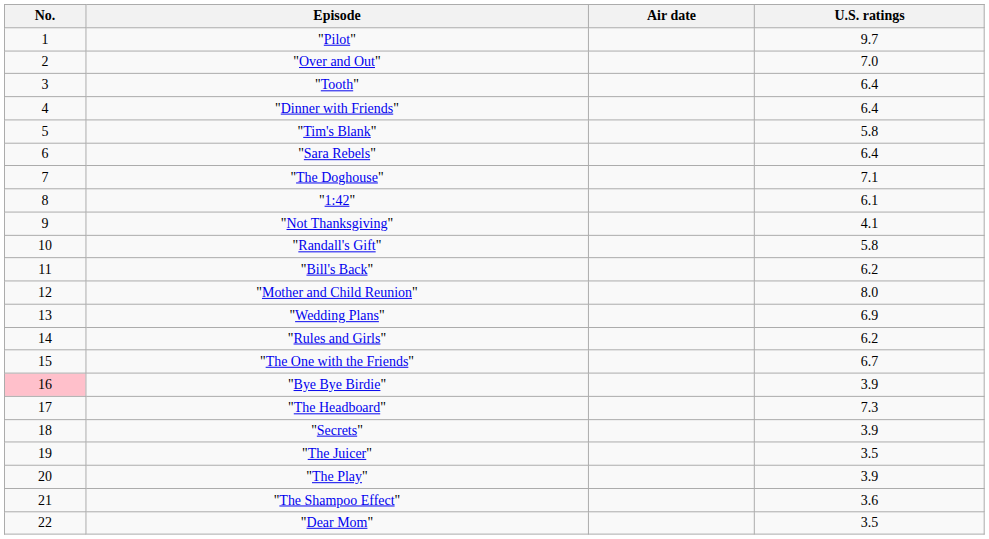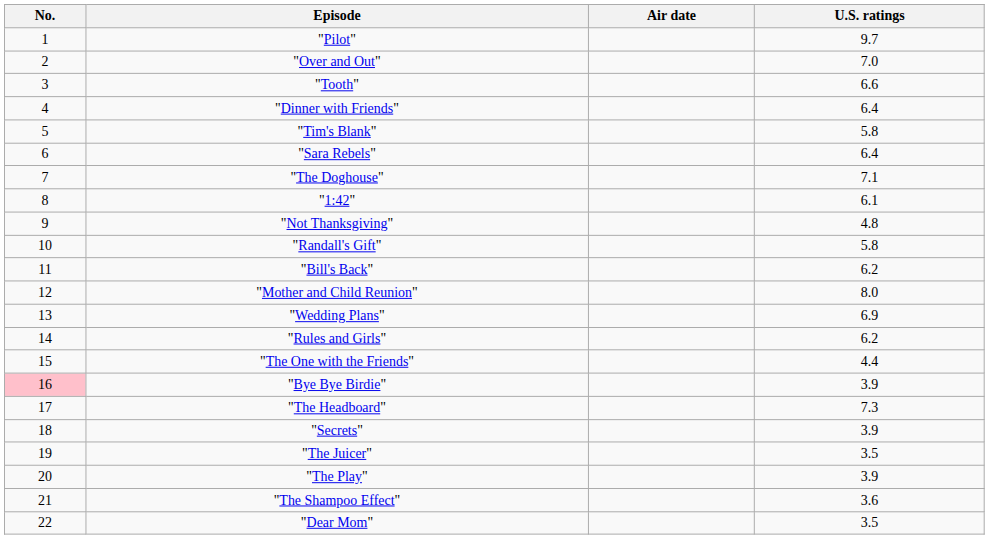(869, 85) 6.4 -> (869, 85) 6.6
(869, 223) 4.1 -> (869, 223) 4.8
(869, 361) 6.7 -> (869, 361) 4.4
